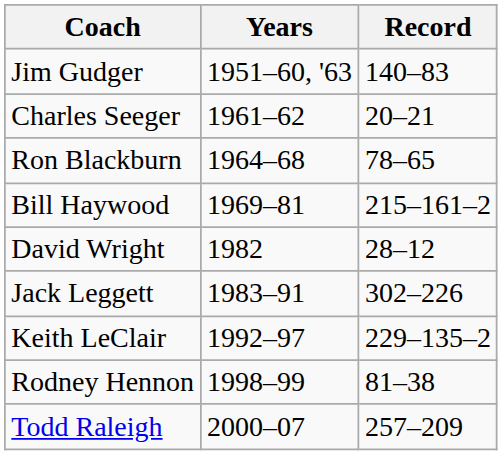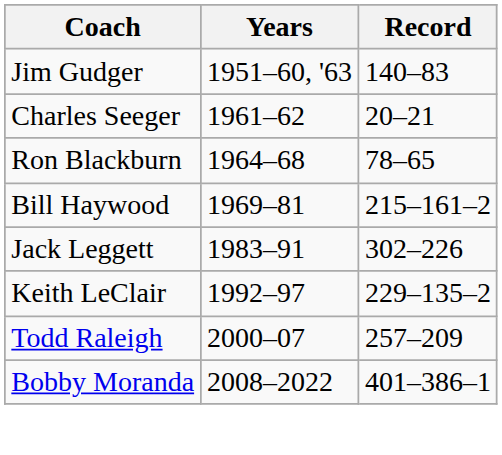- row: (88, 248)
- row: (103, 381)
+ row: (103, 381)
